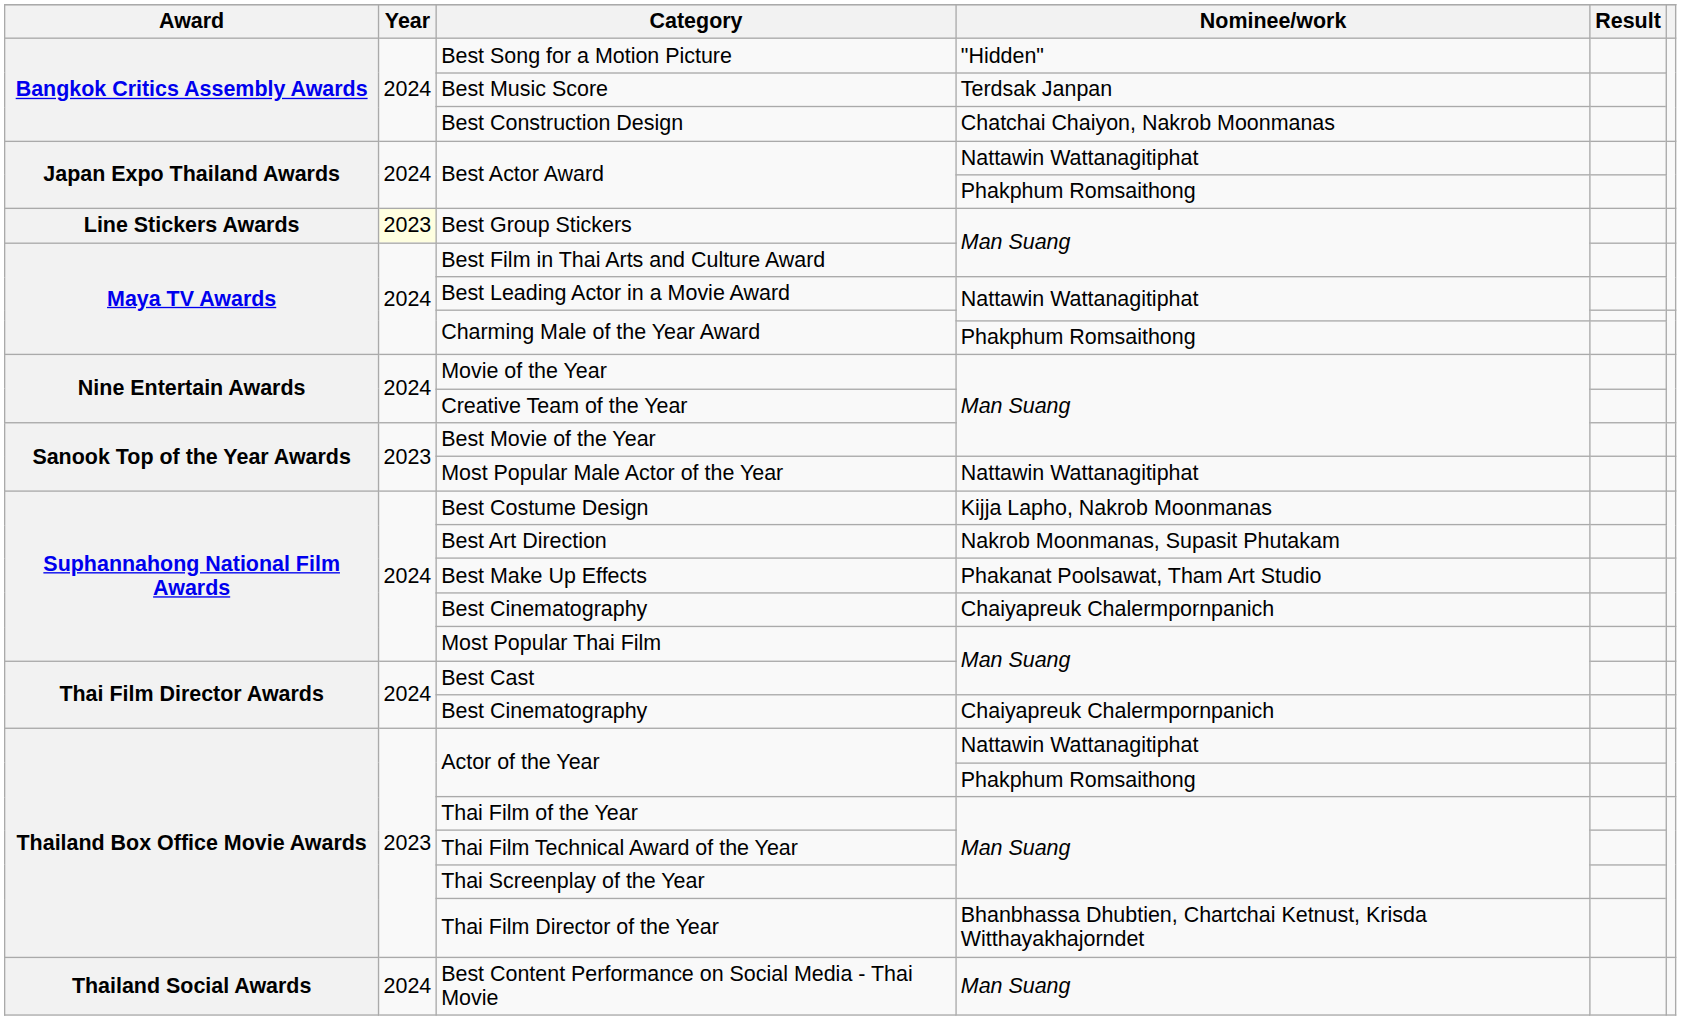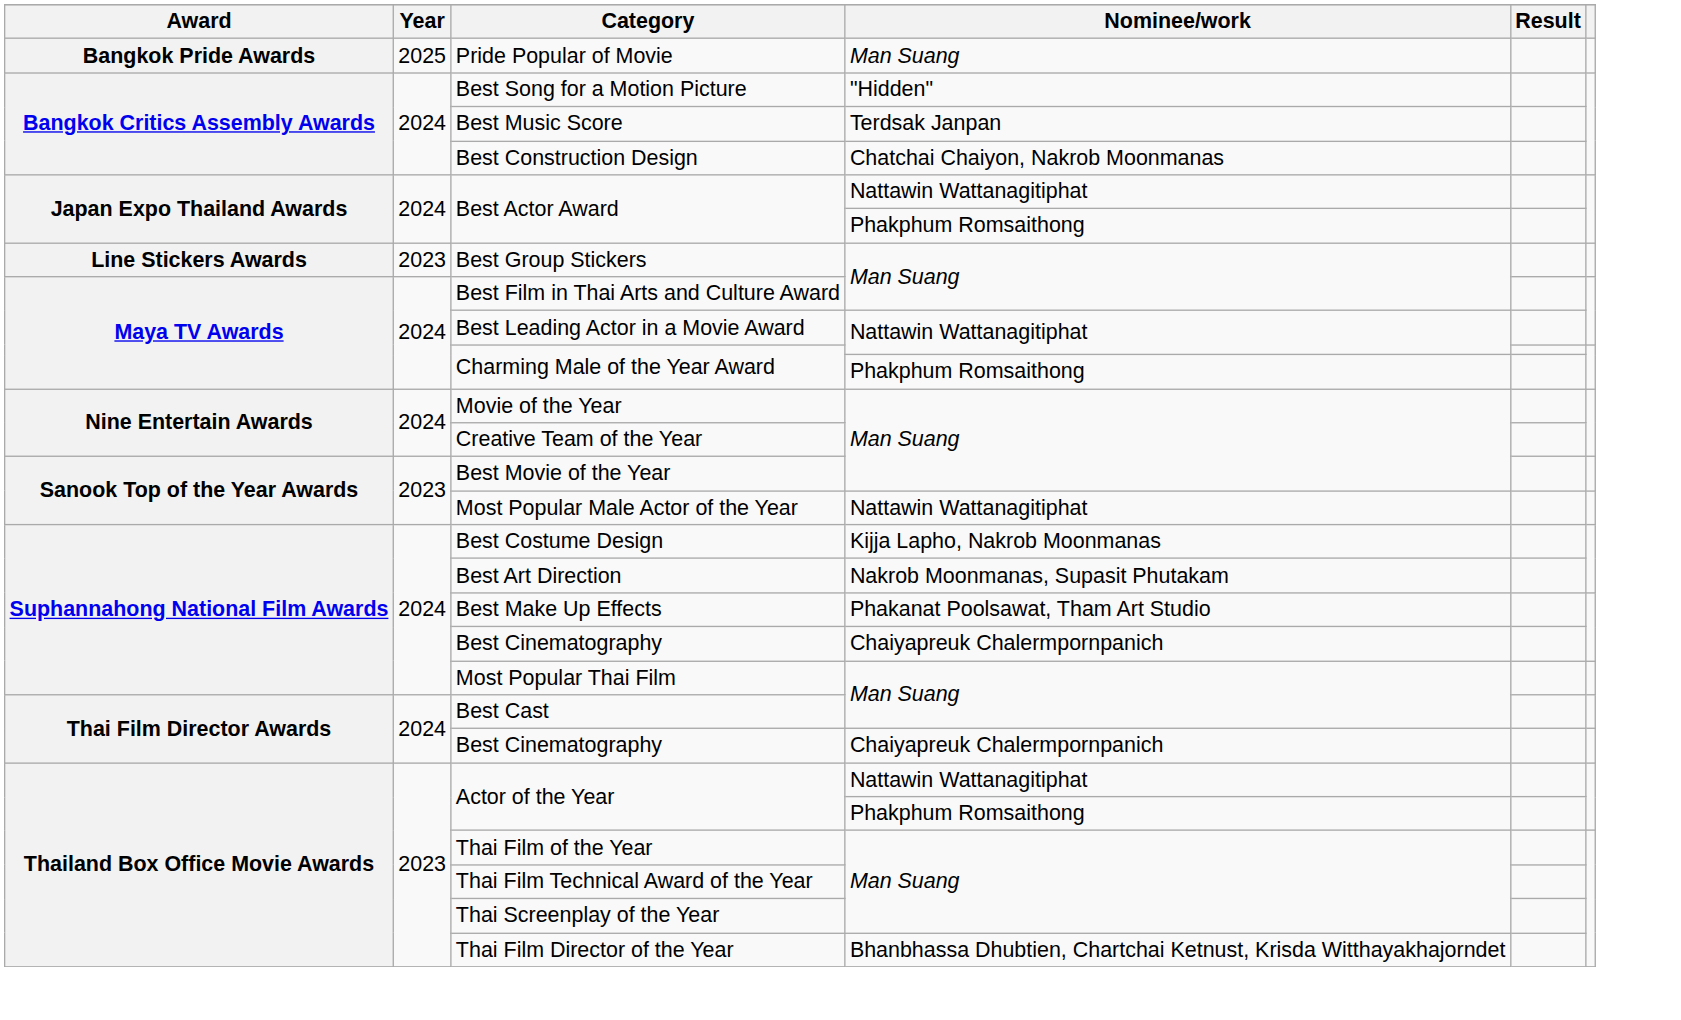+ row: (564, 55)
(407, 225) lightyellow background -> (422, 259) no background
- row: (677, 985)
